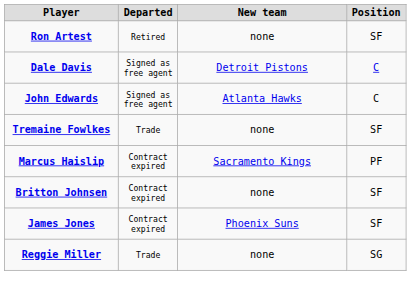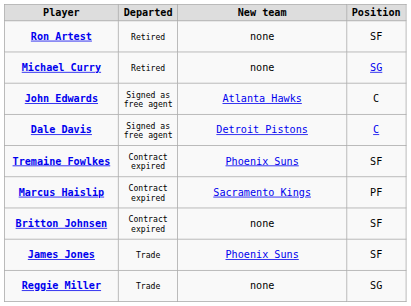+ row: (61, 68)
rows swapped: (61, 68) <-> (61, 99)
(148, 130) Trade -> (148, 161) Contract expired
(262, 130) none -> (262, 161) Phoenix Suns
(148, 224) Contract expired -> (148, 255) Trade
